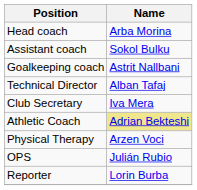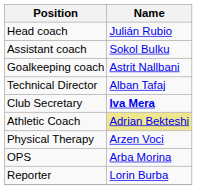(140, 31) Arba Morina -> (141, 31) Julián Rubio
(132, 103) normal -> (132, 103) bold
(141, 157) Julián Rubio -> (140, 157) Arba Morina
